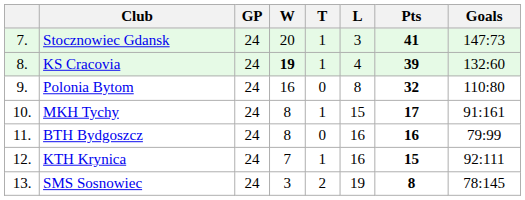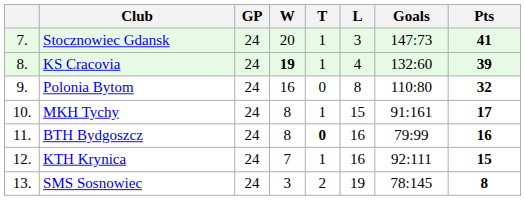columns swapped: (484, 16) <-> (411, 16)
(322, 135) normal -> (322, 135) bold
